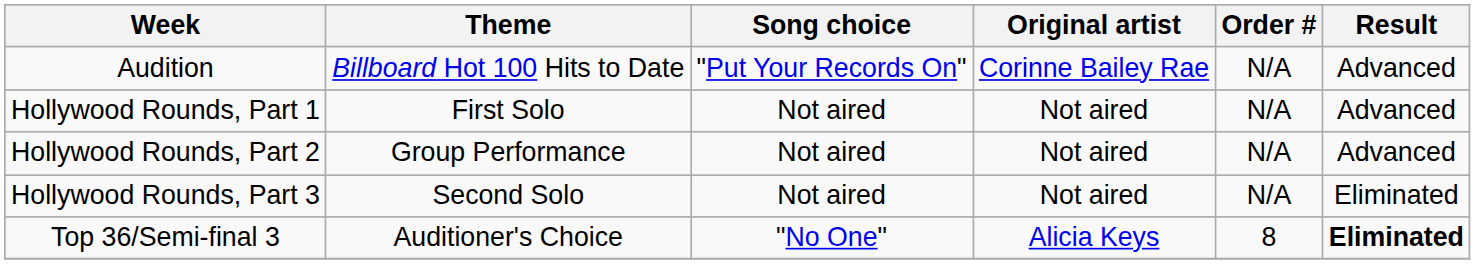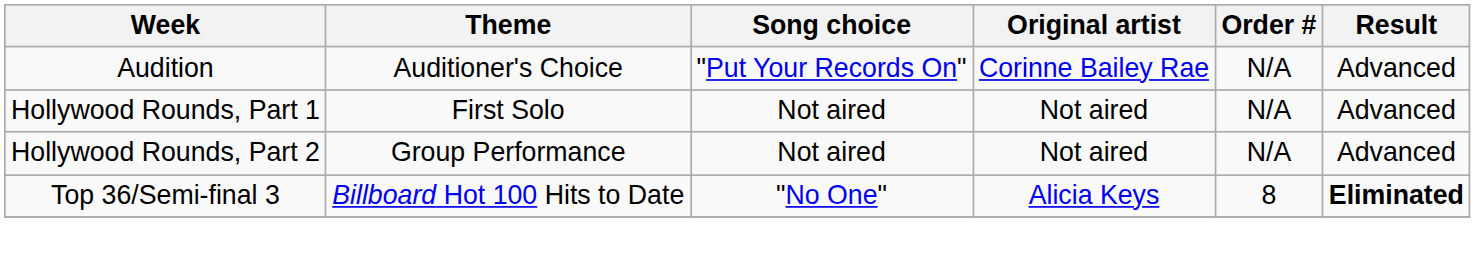(508, 68) Billboard Hot 100 Hits to Date -> (508, 68) Auditioner's Choice
- row: (165, 195)
(508, 237) Auditioner's Choice -> (508, 195) Billboard Hot 100 Hits to Date
